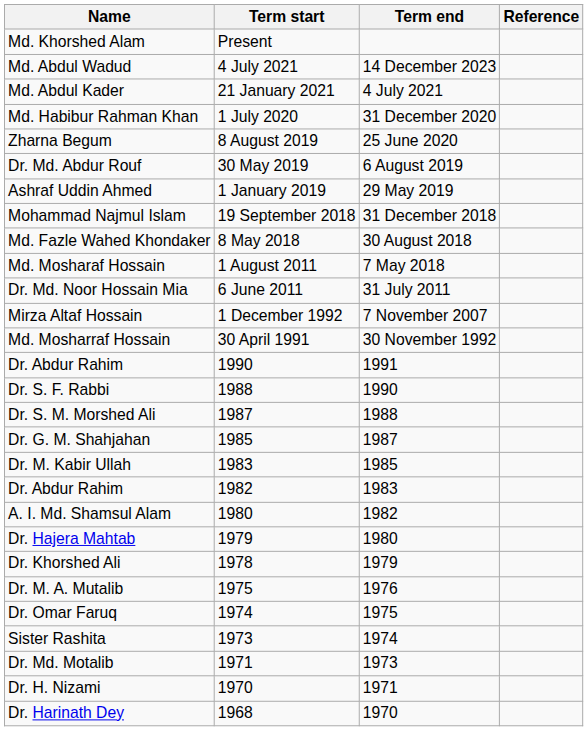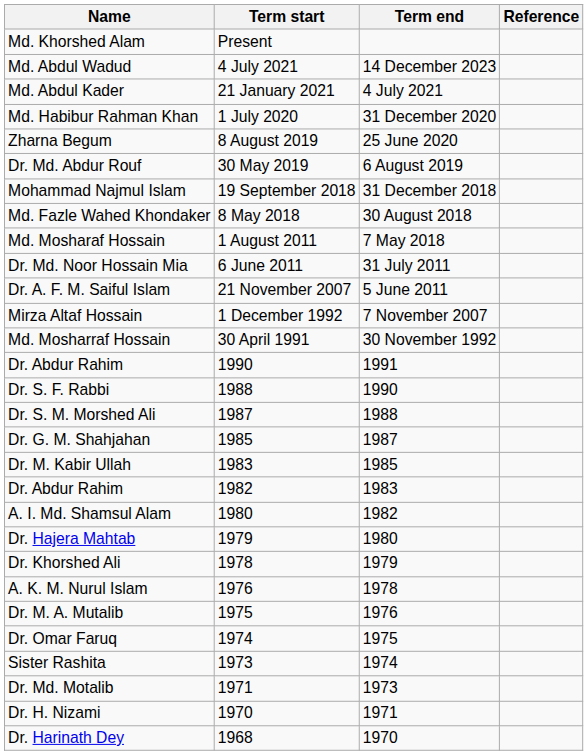- row: (80, 191)
+ row: (89, 290)
+ row: (78, 588)
